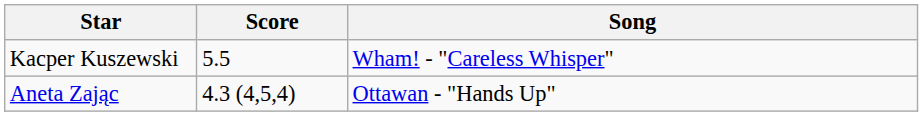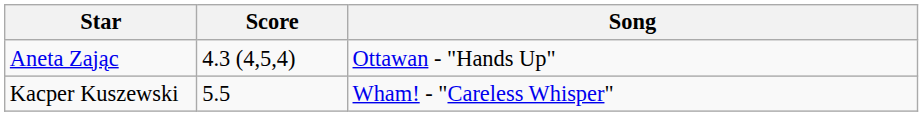rows swapped: (64, 93) <-> (94, 57)
